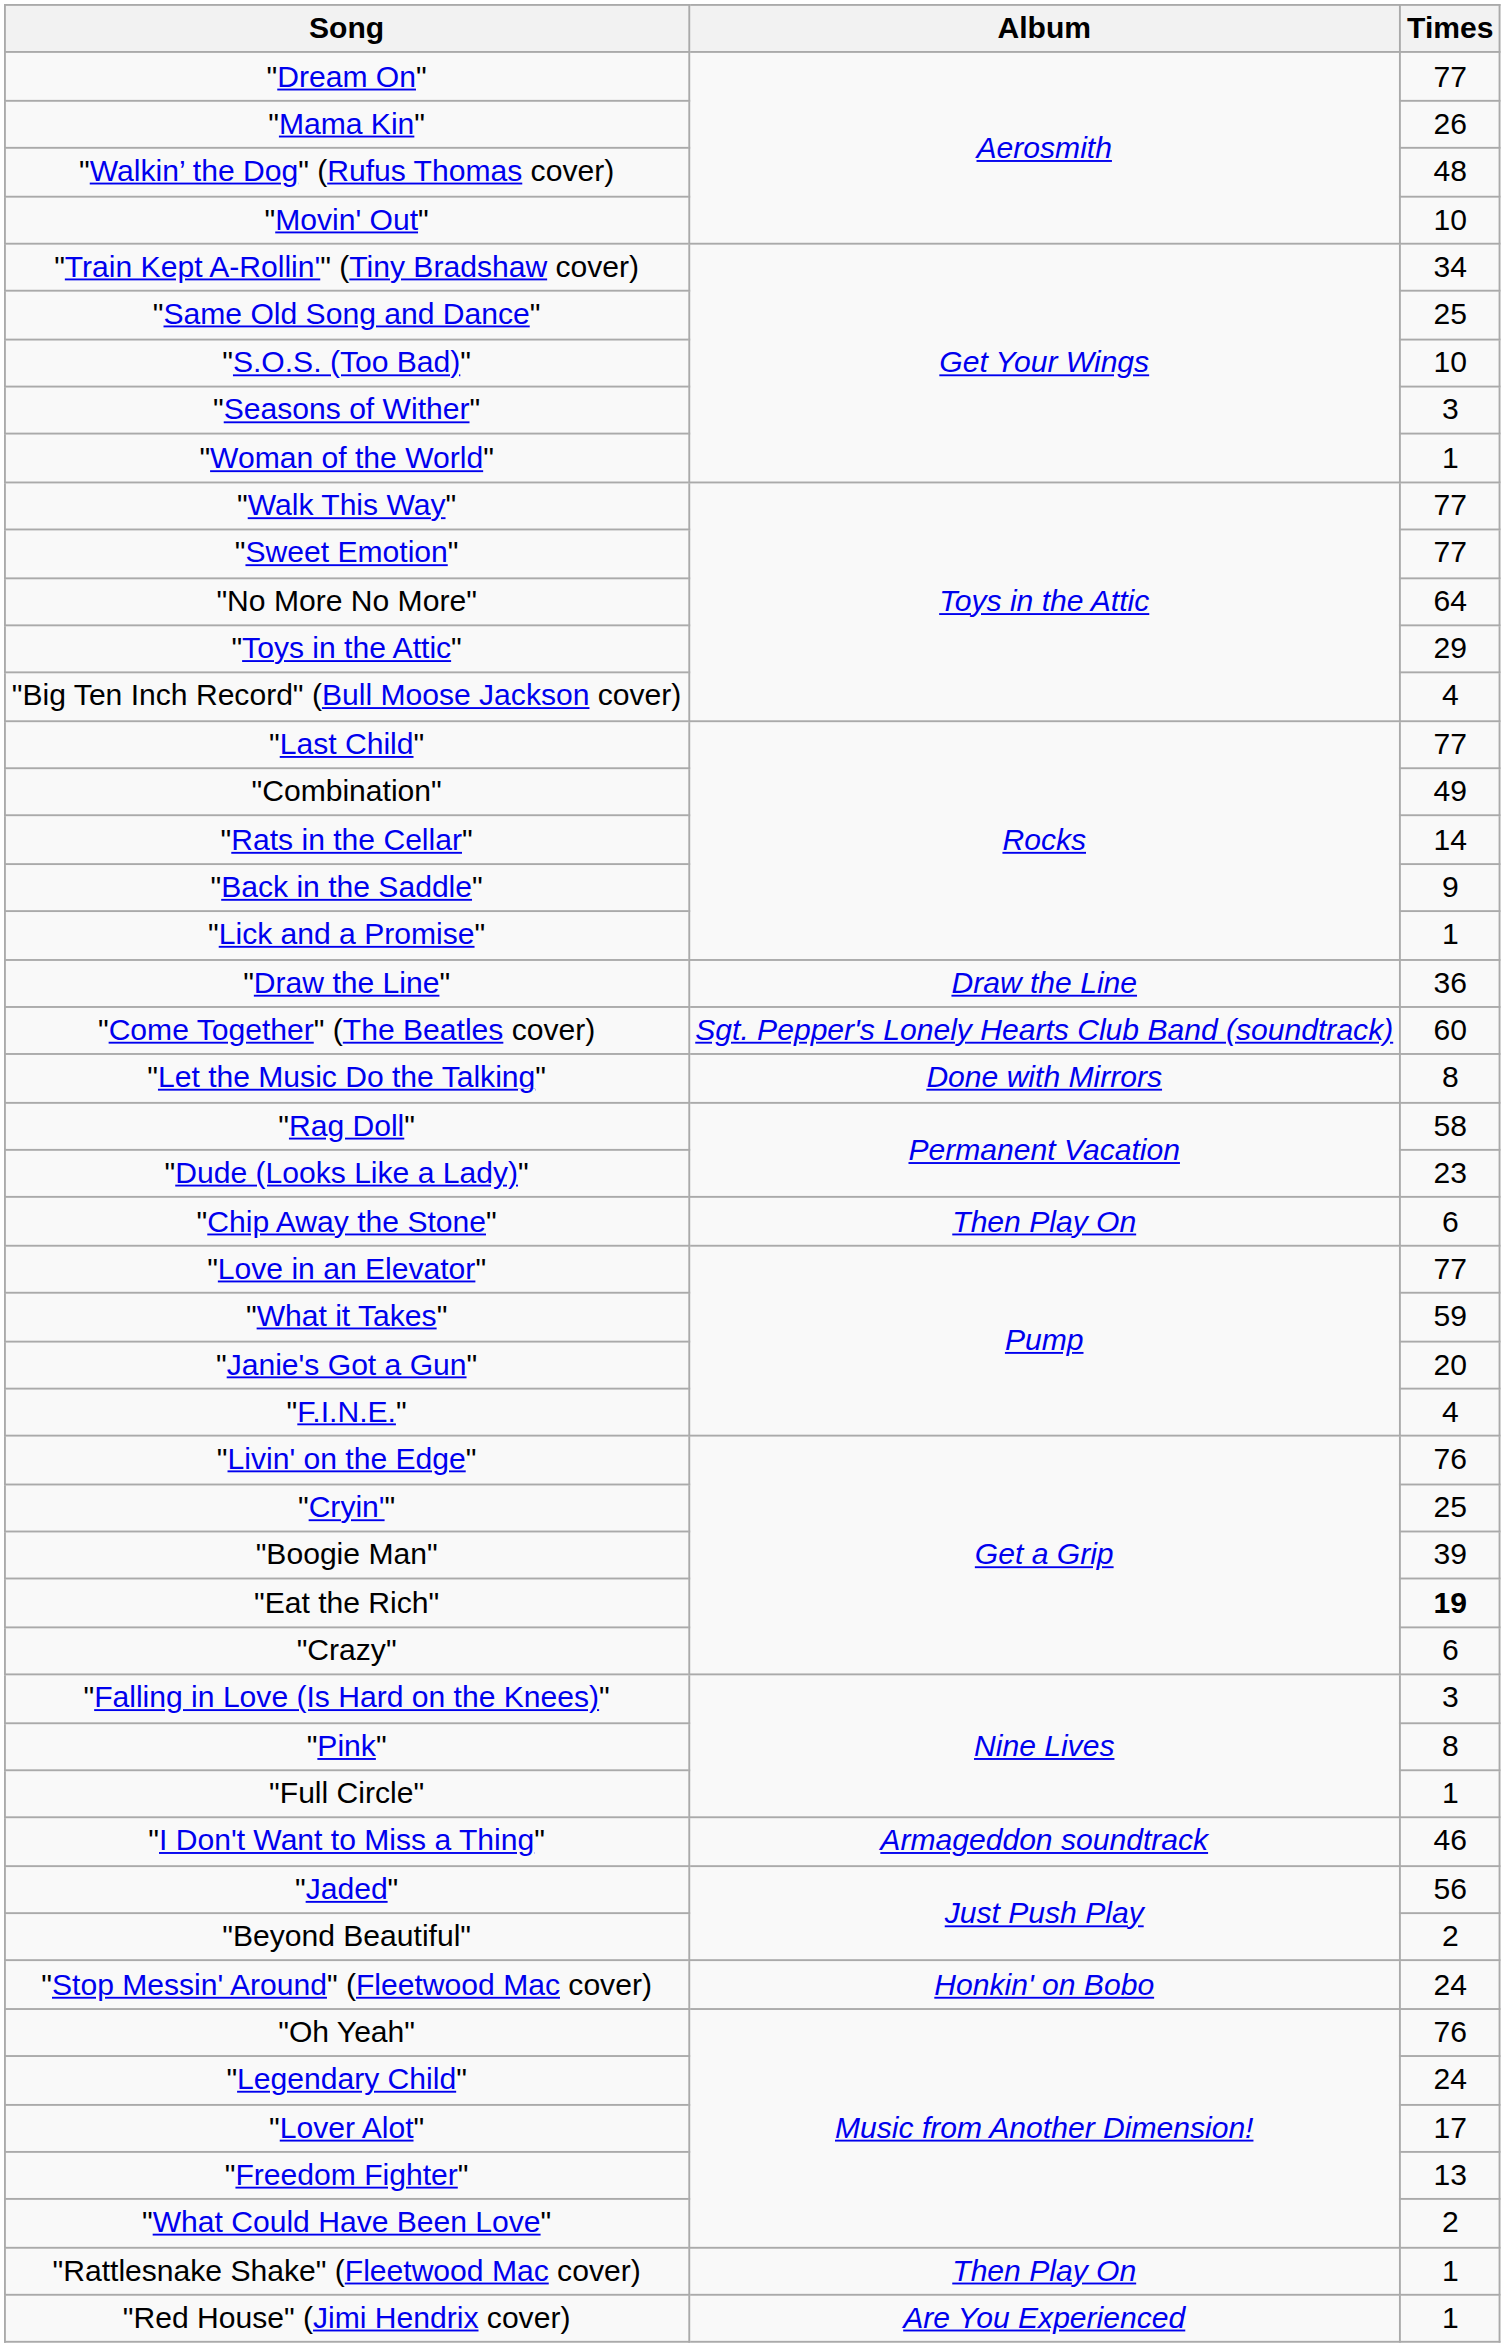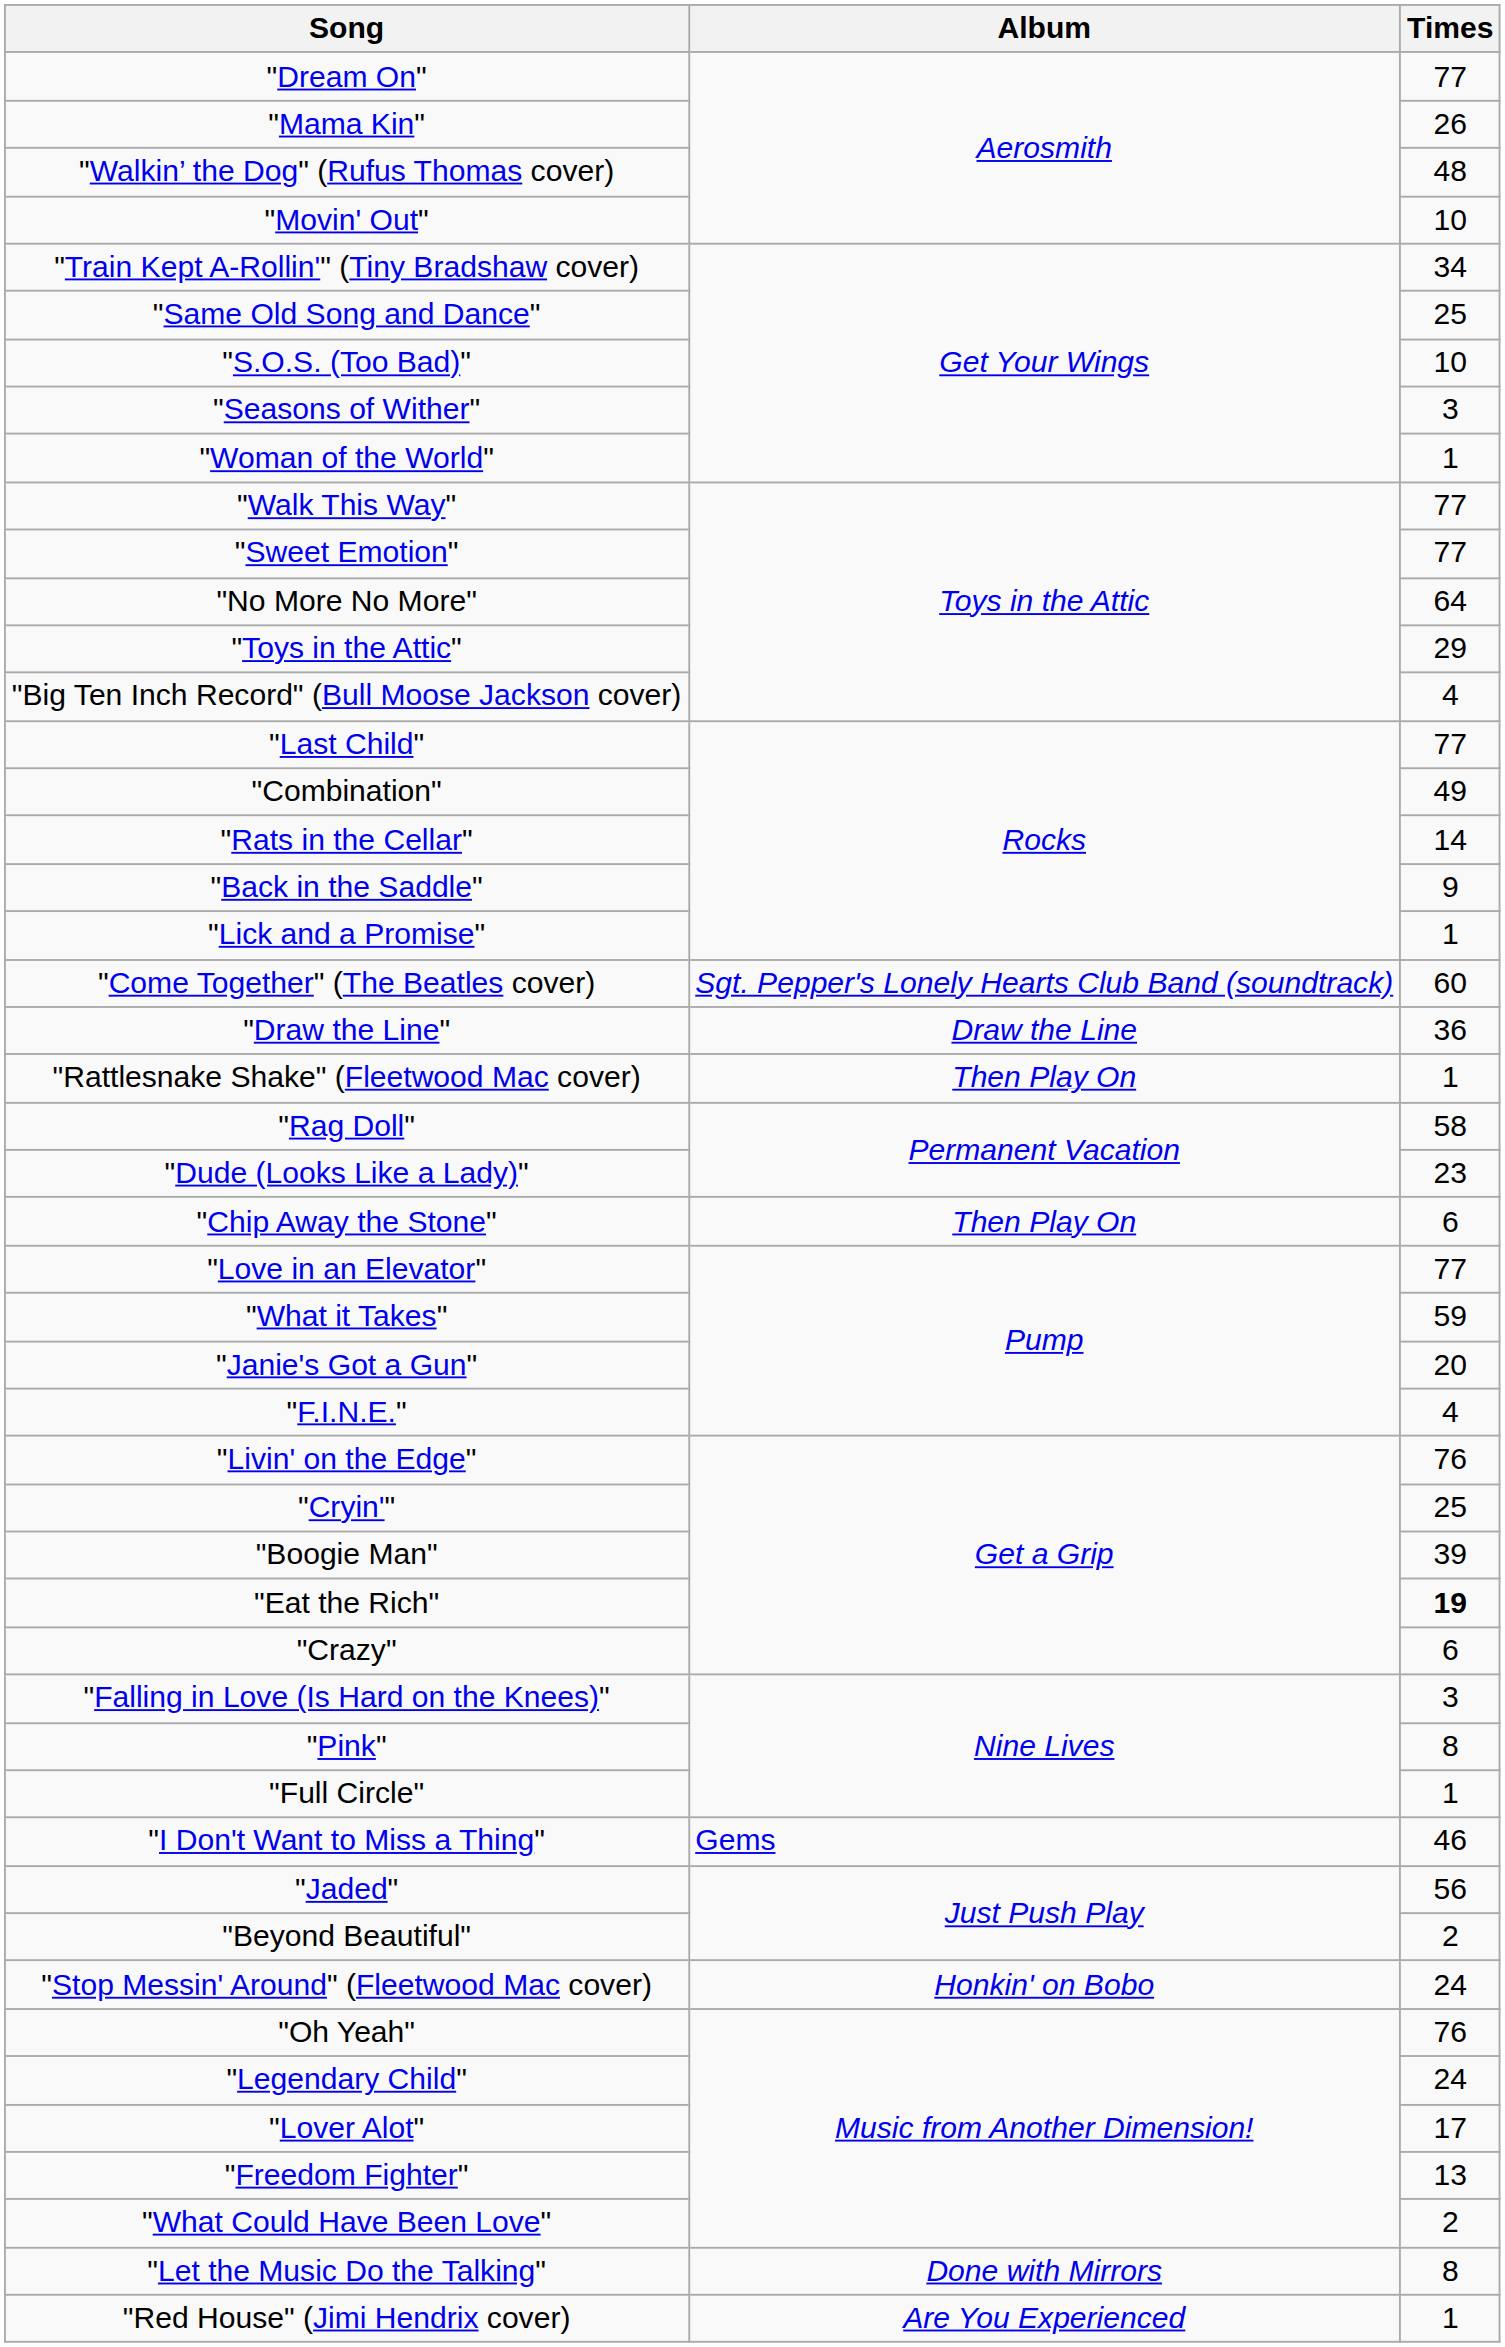rows swapped: (347, 982) <-> (347, 1030)
rows swapped: (347, 1077) <-> (347, 2270)
(1044, 1841) Armageddon soundtrack -> (735, 1841) Gems
